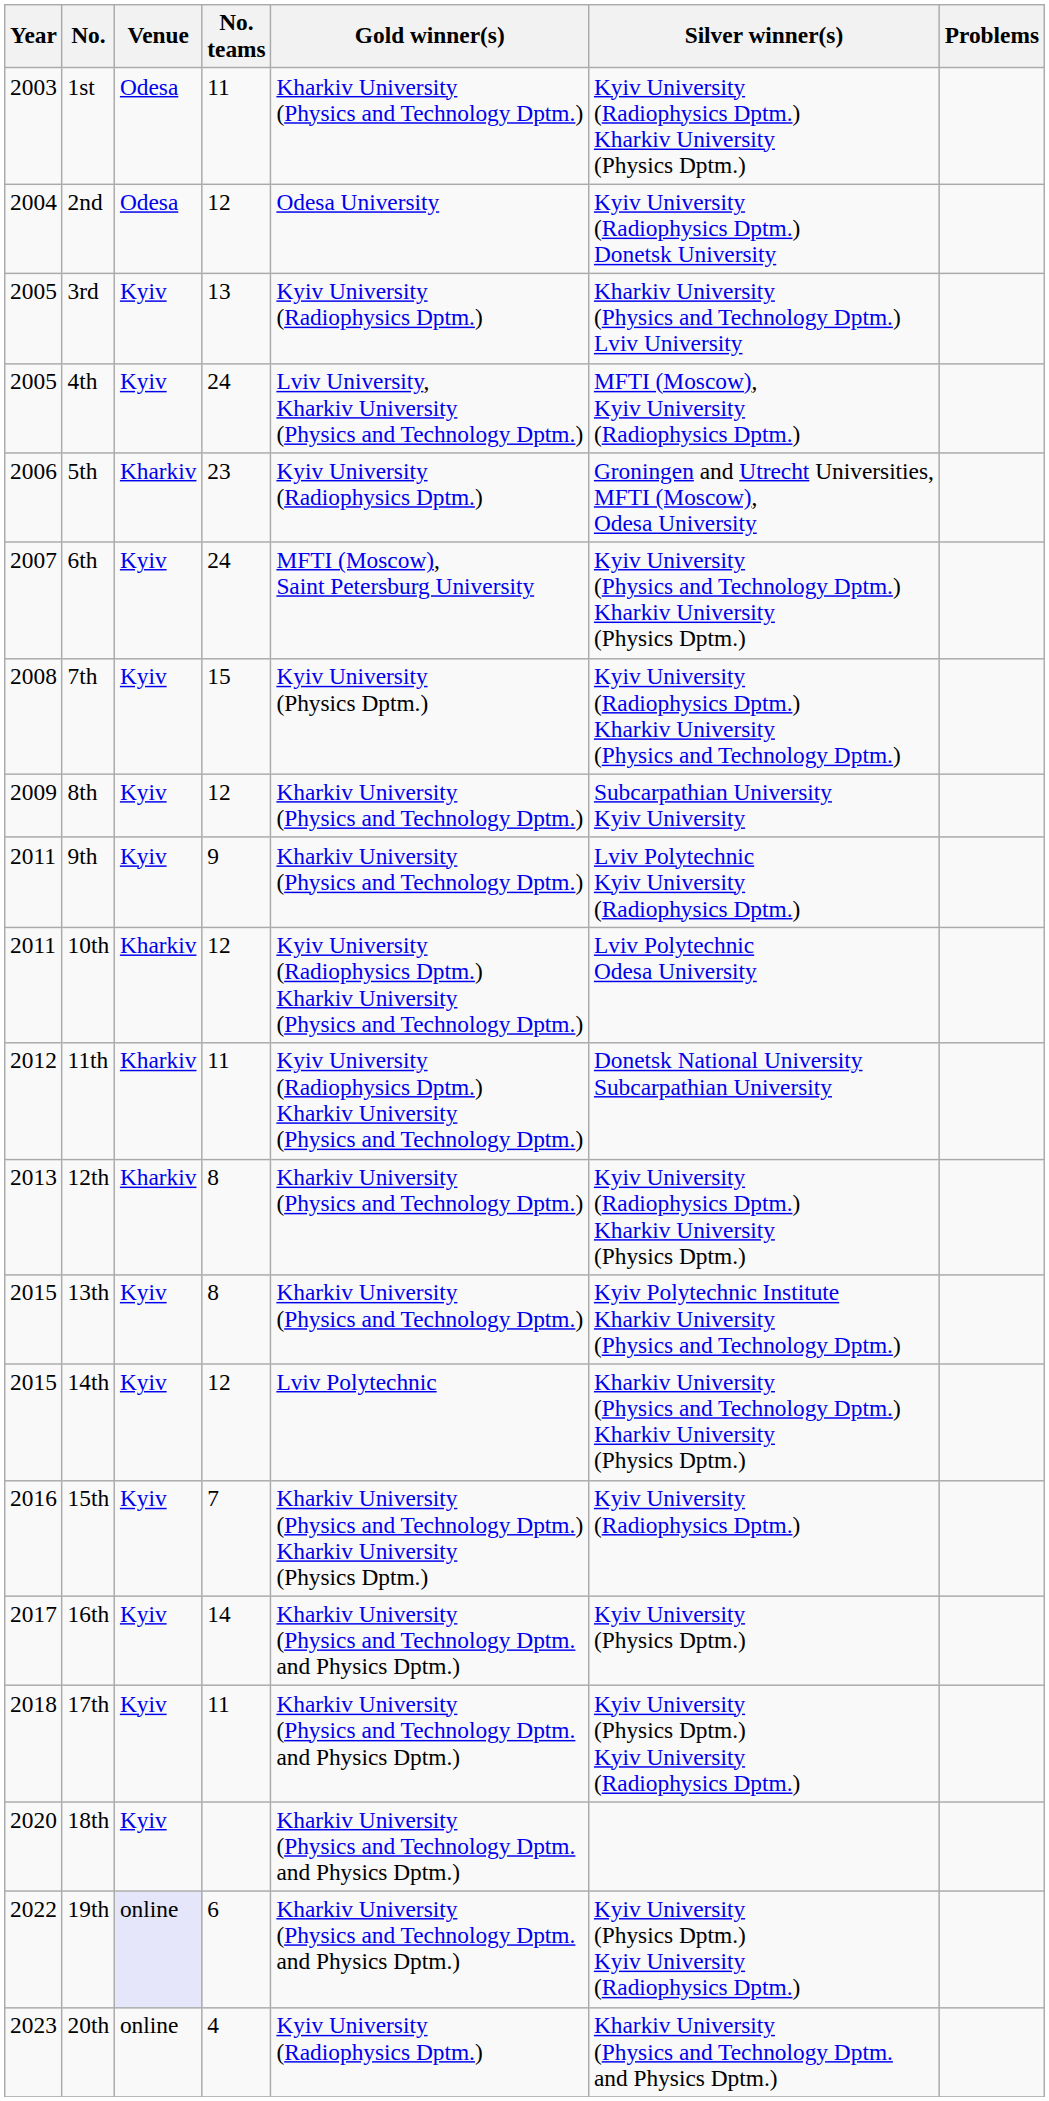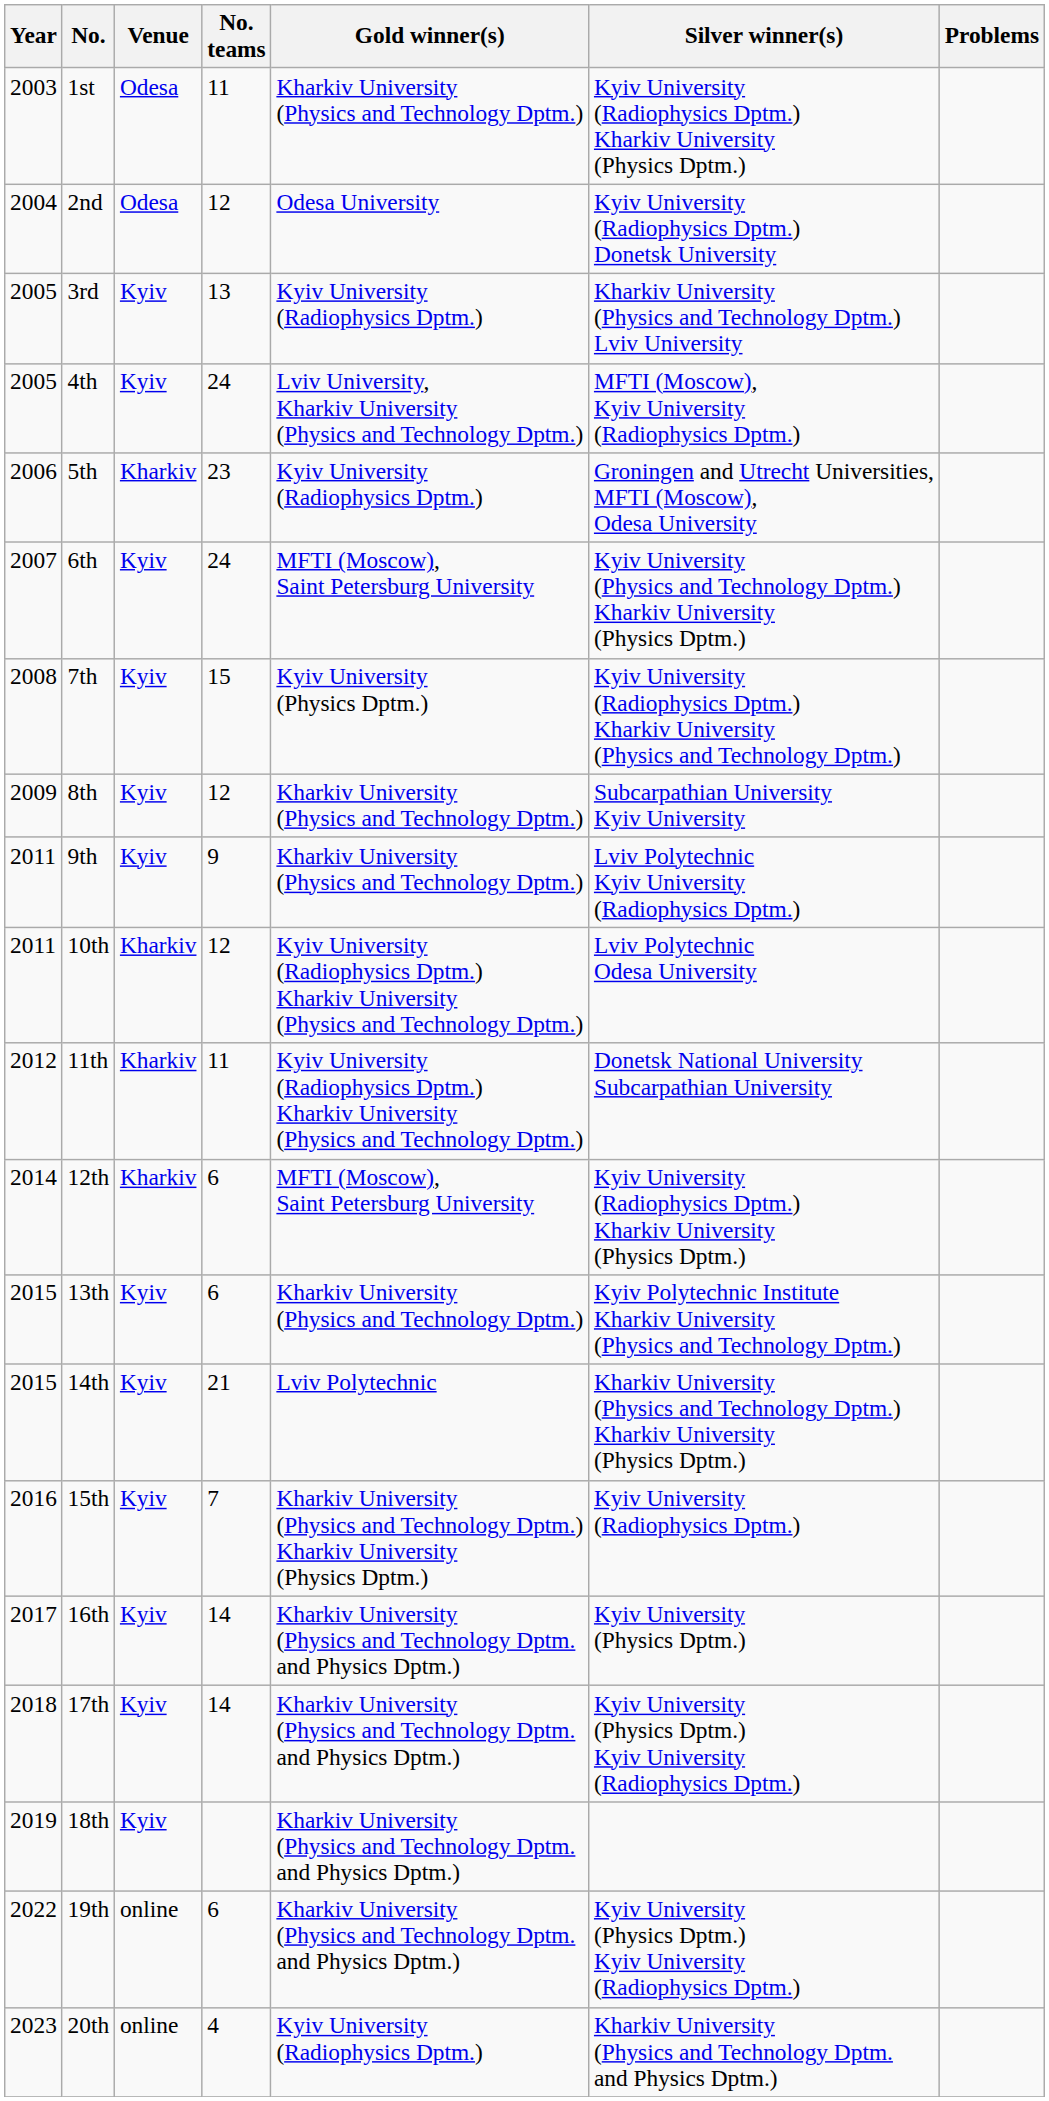(33, 1177) 2013 -> (33, 1177) 2014
(213, 1177) 8 -> (213, 1177) 6
(430, 1190) Kharkiv University (Physics and Technology Dptm.) -> (405, 1190) MFTI (Moscow), Saint Petersburg University
(213, 1293) 8 -> (213, 1293) 6
(219, 1382) 12 -> (219, 1382) 21
(218, 1704) 11 -> (219, 1704) 14
(33, 1819) 2020 -> (33, 1819) 2019
(149, 1909) lavender background -> (149, 1909) no background
